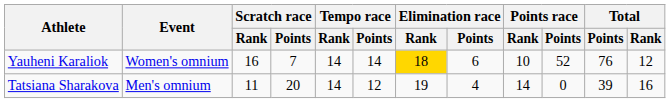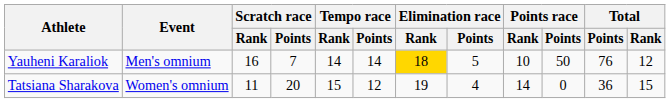(177, 62) Women's omnium -> (168, 62) Men's omnium
(475, 62) 6 -> (475, 62) 5
(563, 62) 52 -> (563, 62) 50
(168, 85) Men's omnium -> (177, 85) Women's omnium
(334, 85) 14 -> (334, 85) 15
(605, 85) 39 -> (605, 85) 36
(646, 85) 16 -> (646, 85) 15
